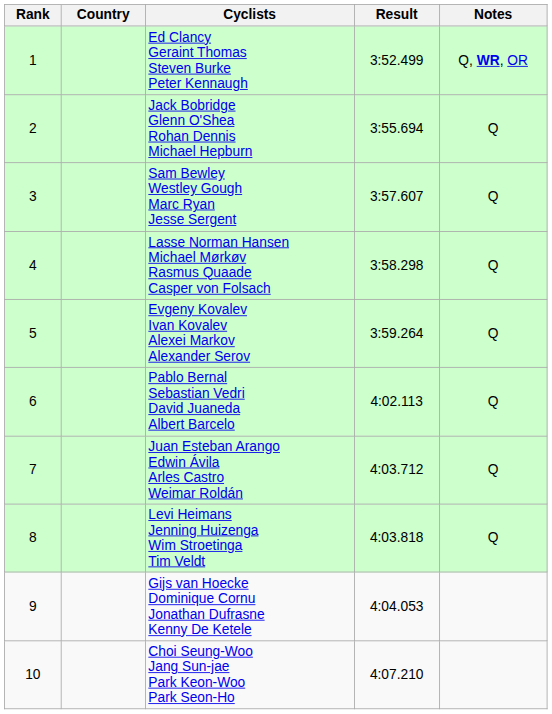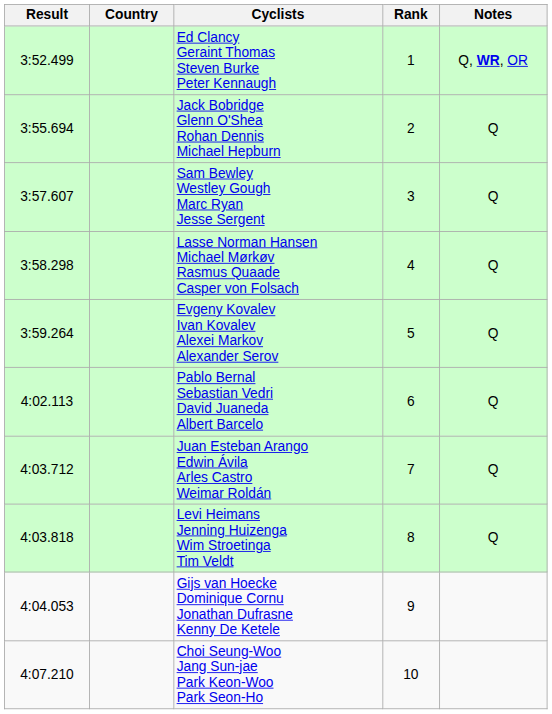columns swapped: (33, 15) <-> (397, 15)
